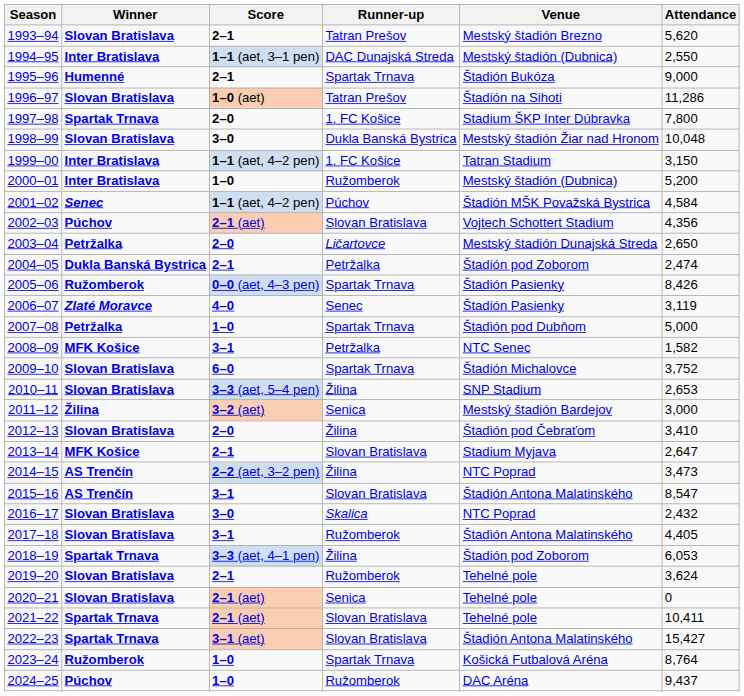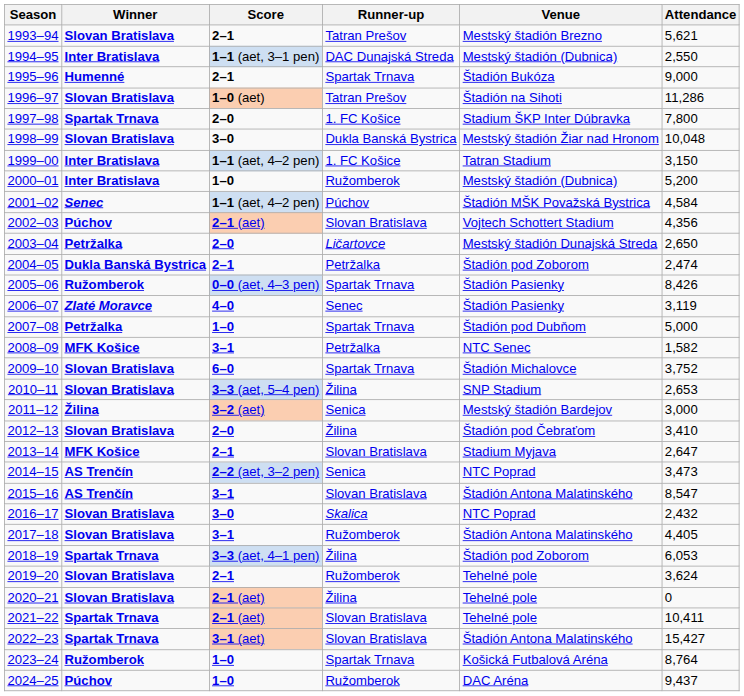(681, 35) 5,620 -> (681, 35) 5,621
(341, 472) Žilina -> (345, 472) Senica
(345, 597) Senica -> (341, 597) Žilina
